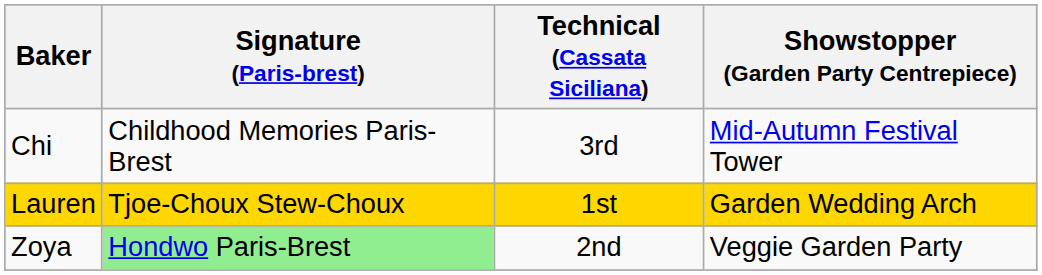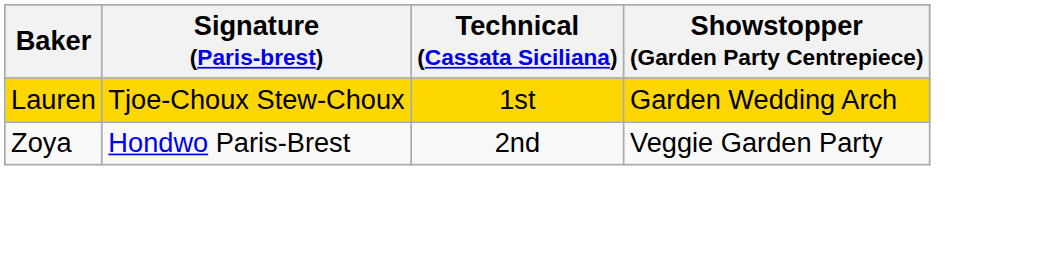- row: (32, 145)
(229, 247) lightgreen background -> (229, 142) no background
